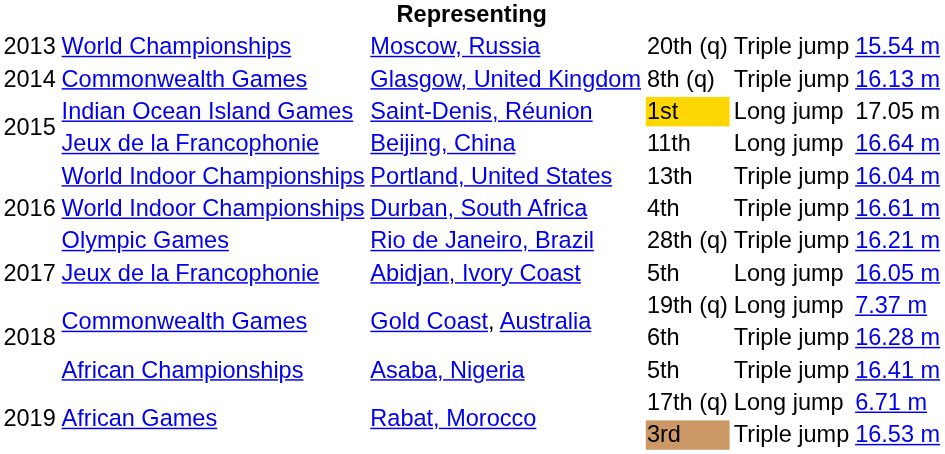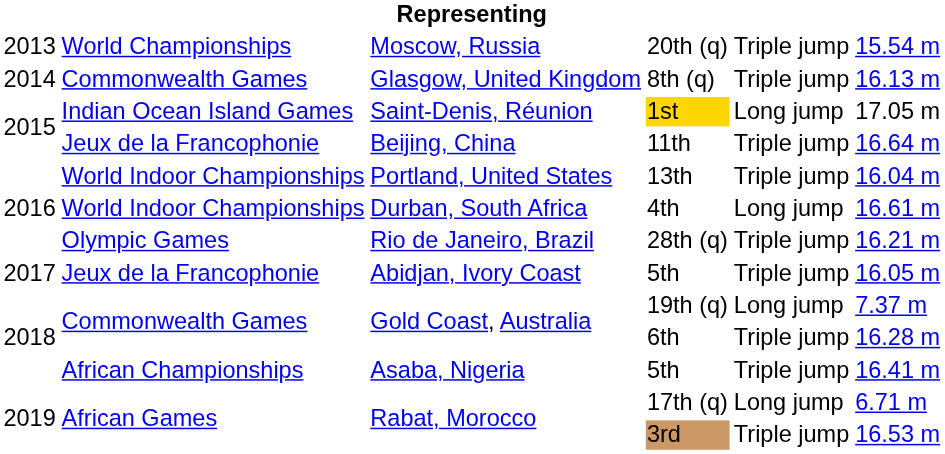(789, 143) Long jump -> (792, 143) Triple jump
(792, 208) Triple jump -> (789, 208) Long jump
(789, 273) Long jump -> (792, 273) Triple jump
